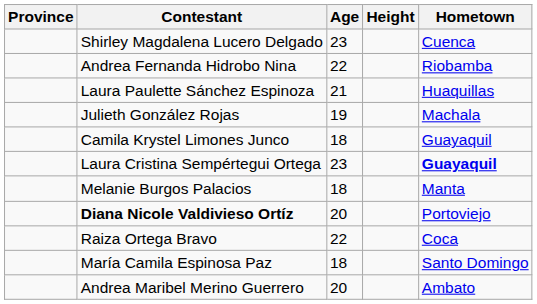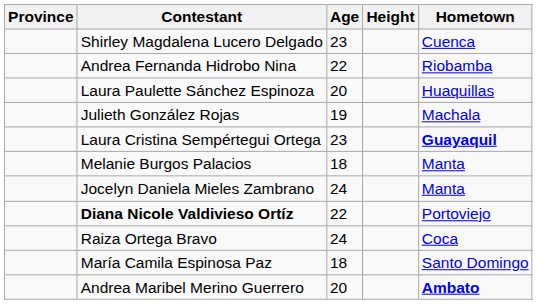(339, 91) 21 -> (339, 91) 20
- row: (185, 140)
+ row: (197, 189)
(339, 213) 20 -> (339, 213) 22
(339, 238) 22 -> (339, 238) 24
(449, 287) normal -> (451, 287) bold
